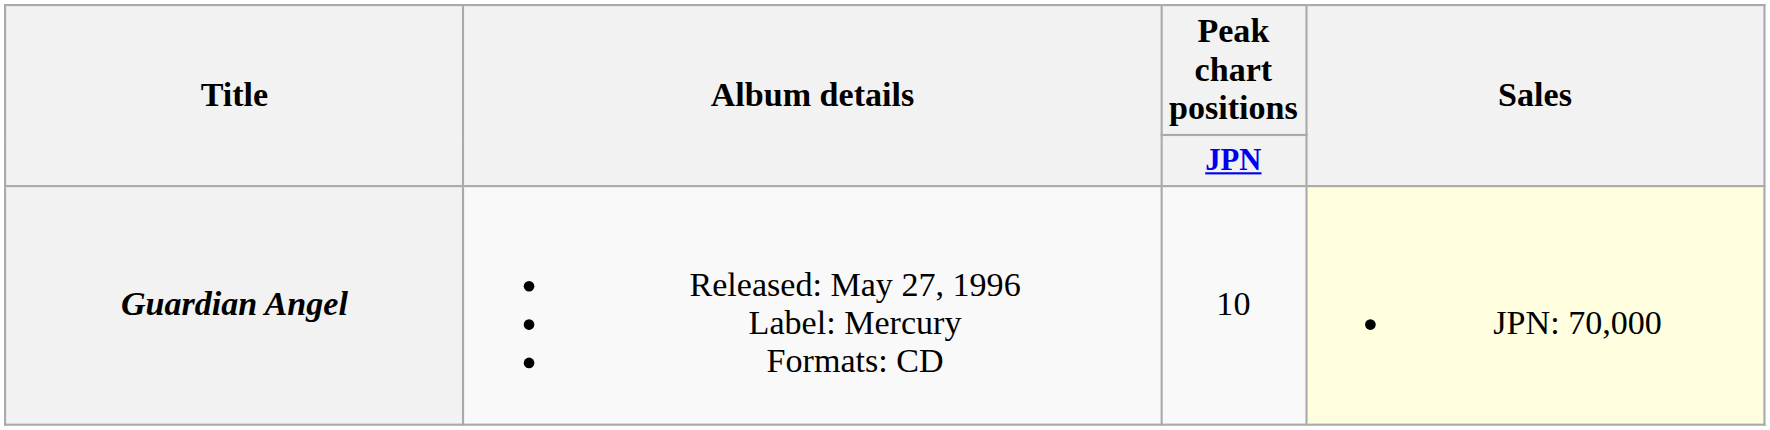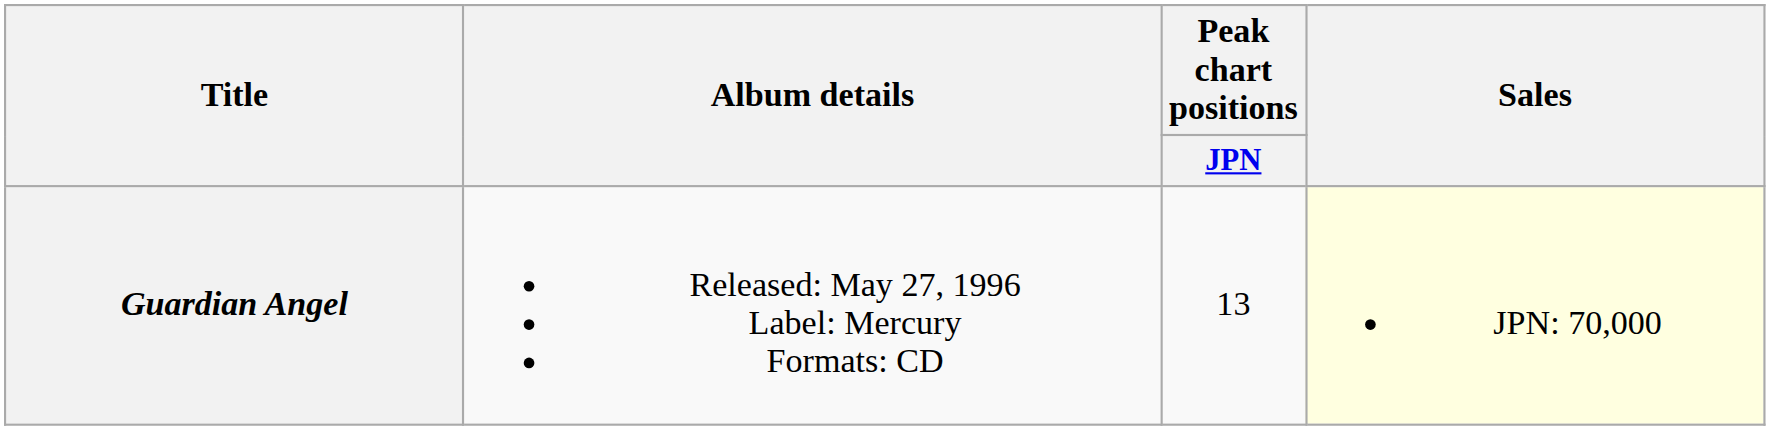(1233, 304) 10 -> (1233, 304) 13
